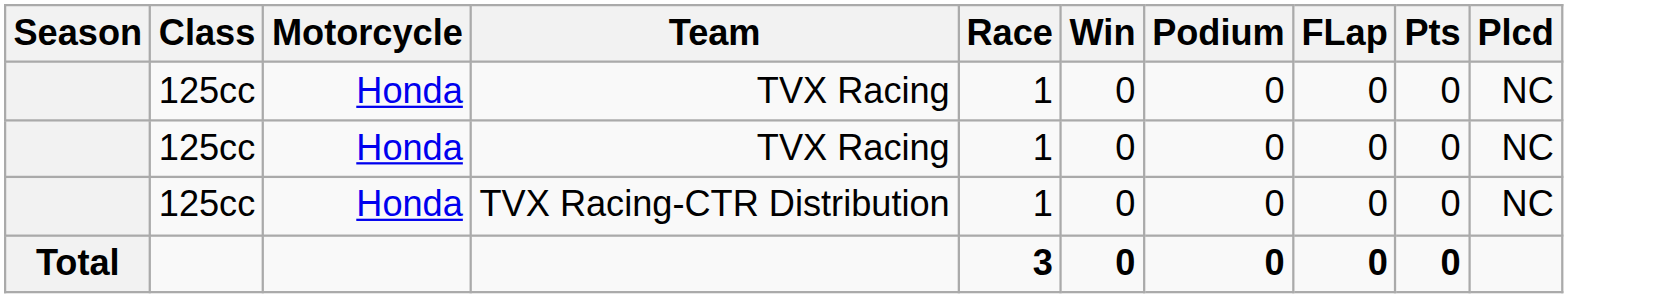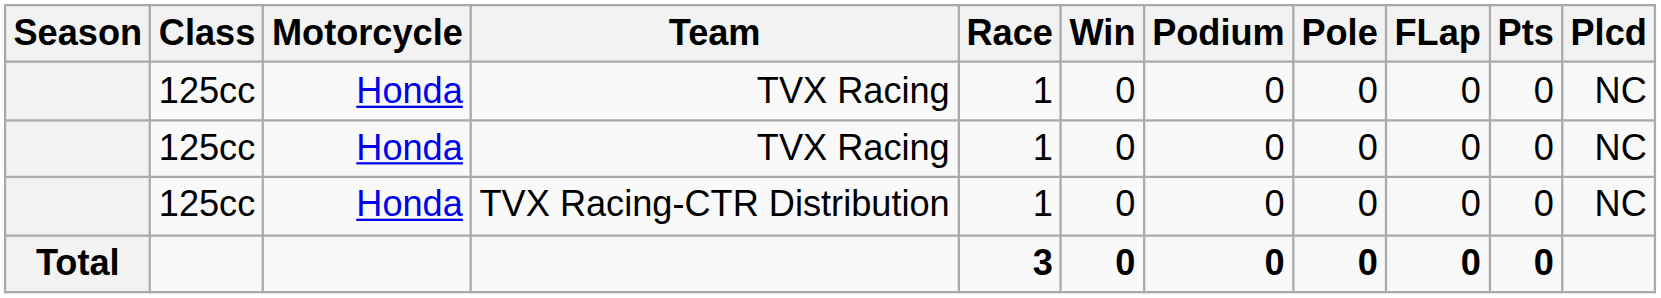+ column: (1340, 33)
